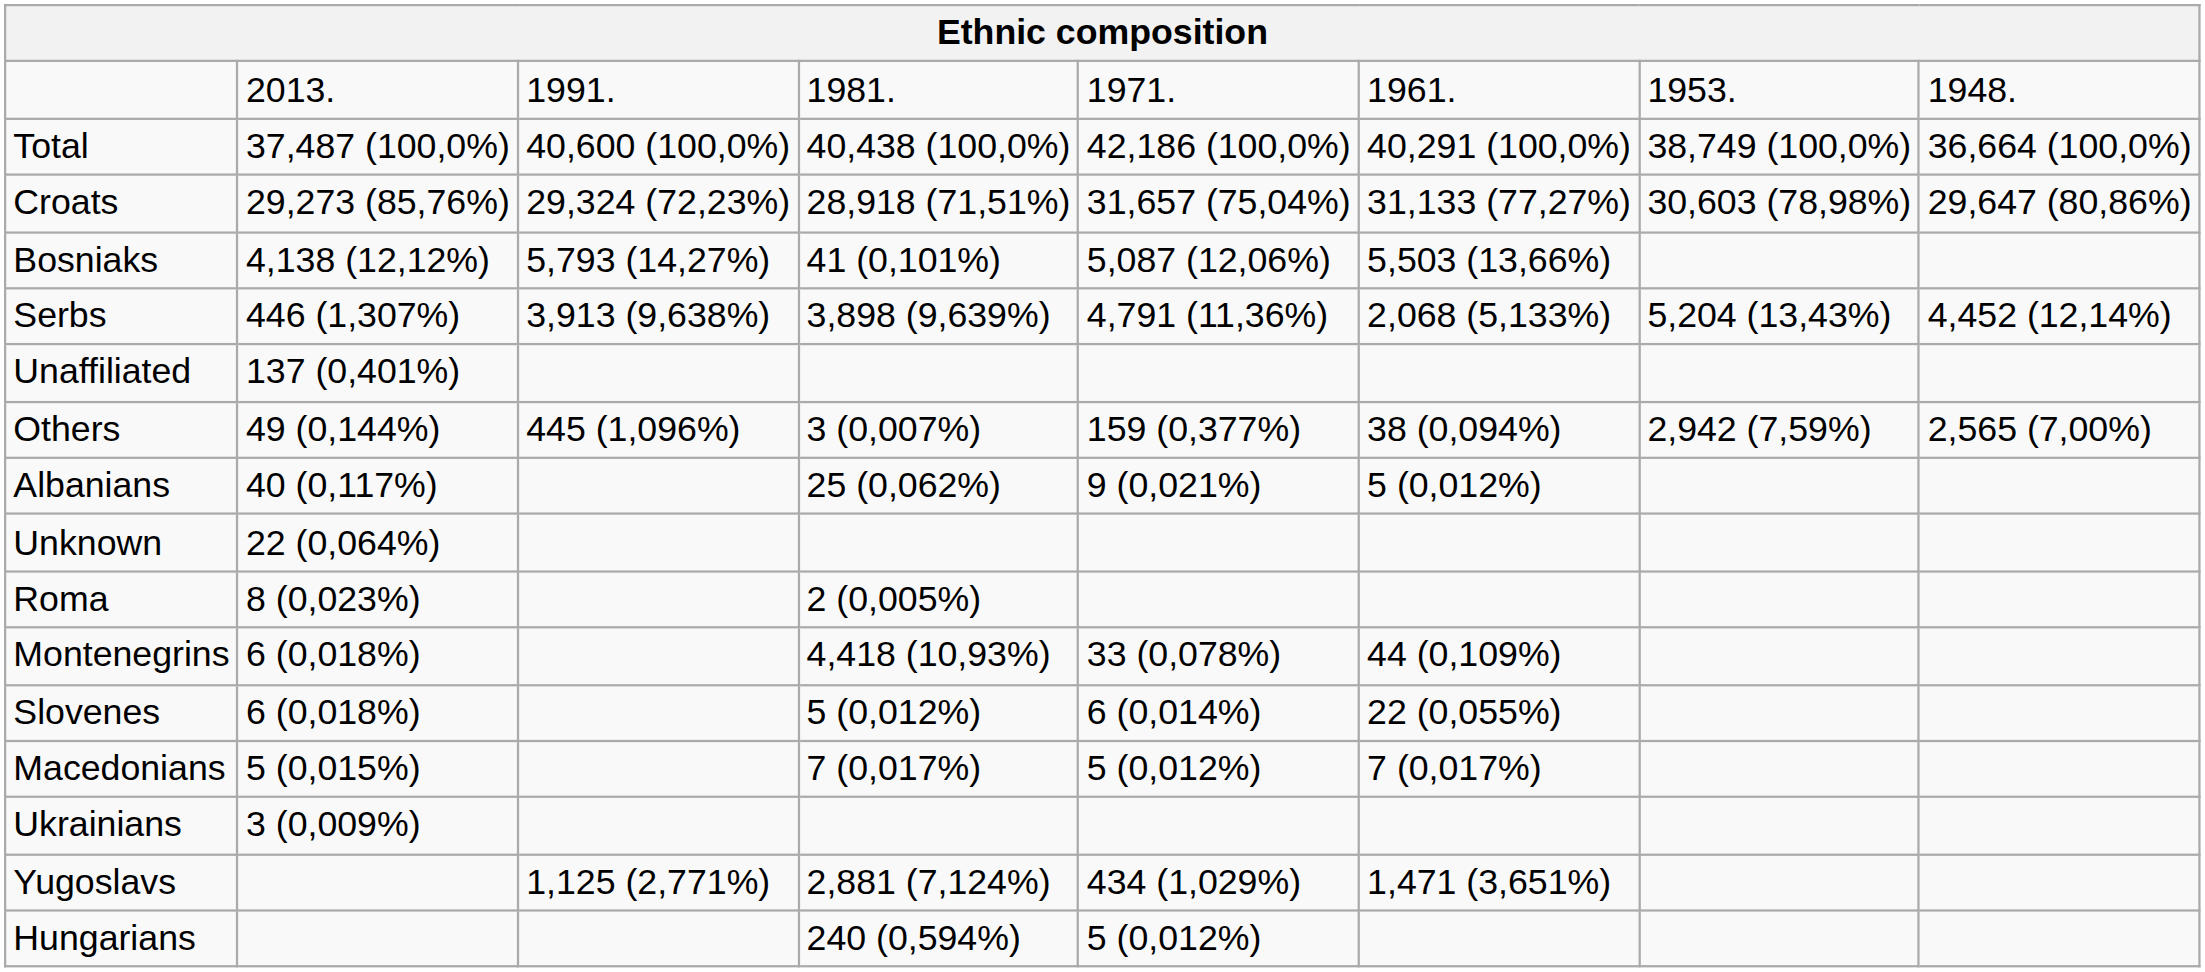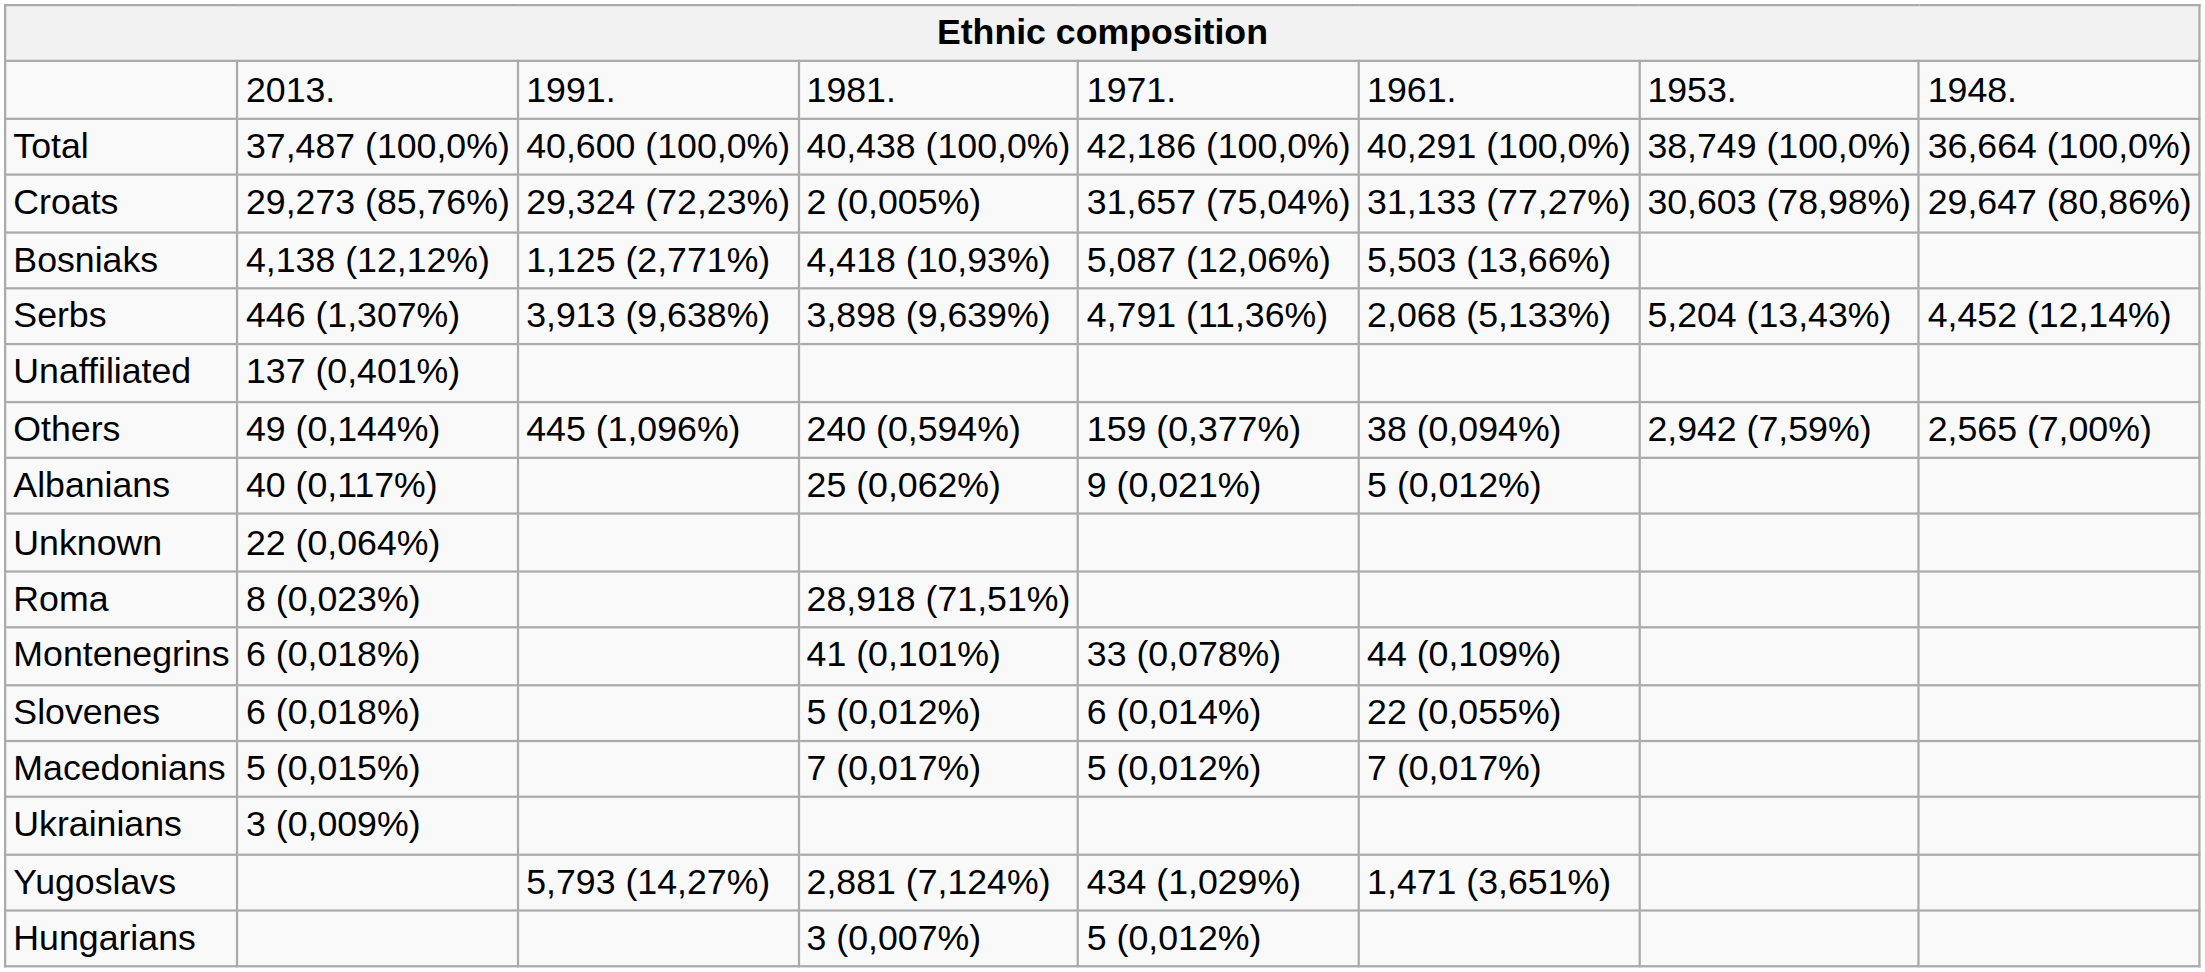(938, 202) 28,918 (71,51%) -> (894, 202) 2 (0,005%)
(648, 259) 5,793 (14,27%) -> (648, 259) 1,125 (2,771%)
(904, 259) 41 (0,101%) -> (929, 259) 4,418 (10,93%)
(894, 428) 3 (0,007%) -> (914, 428) 240 (0,594%)
(894, 598) 2 (0,005%) -> (938, 598) 28,918 (71,51%)
(929, 655) 4,418 (10,93%) -> (904, 655) 41 (0,101%)
(648, 881) 1,125 (2,771%) -> (648, 881) 5,793 (14,27%)
(914, 938) 240 (0,594%) -> (894, 938) 3 (0,007%)
